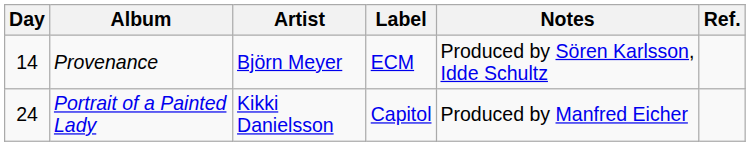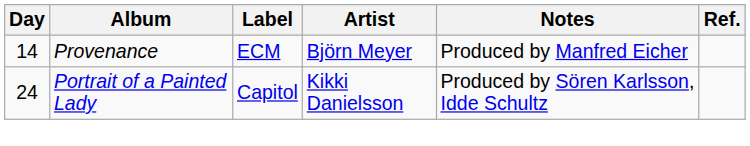columns swapped: (299, 19) <-> (401, 19)
(567, 61) Produced by Sören Karlsson, Idde Schultz -> (564, 50) Produced by Manfred Eicher
(564, 114) Produced by Manfred Eicher -> (567, 92) Produced by Sören Karlsson, Idde Schultz
